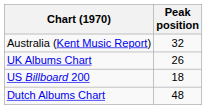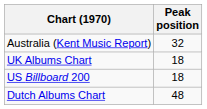(178, 60) 26 -> (178, 60) 18
